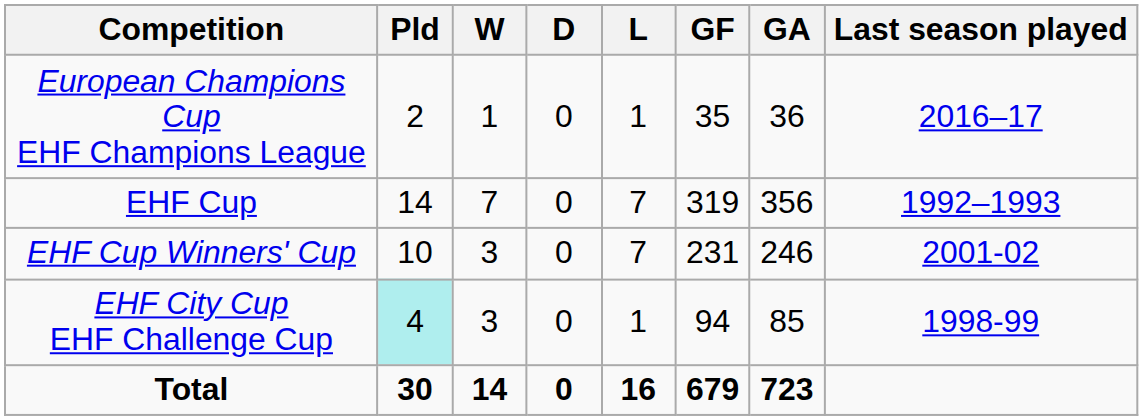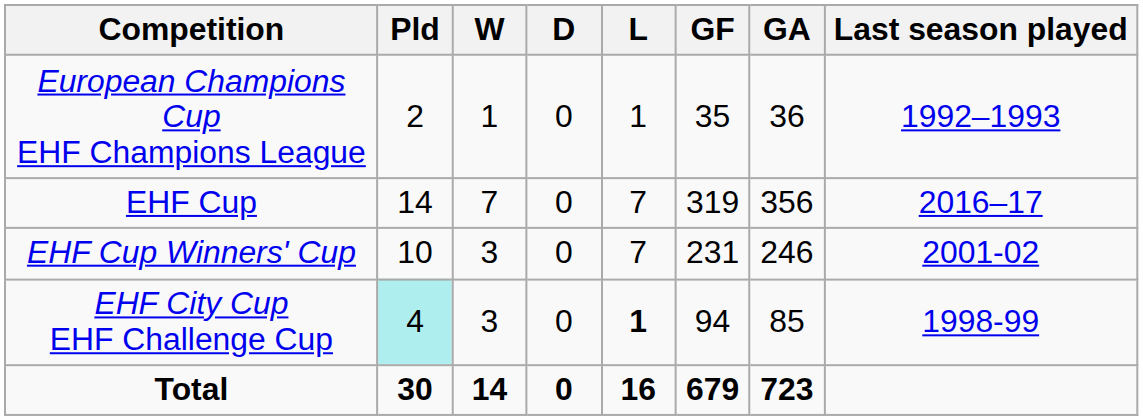(981, 116) 2016–17 -> (981, 116) 1992–1993
(981, 202) 1992–1993 -> (981, 202) 2016–17
(638, 321) normal -> (638, 321) bold
